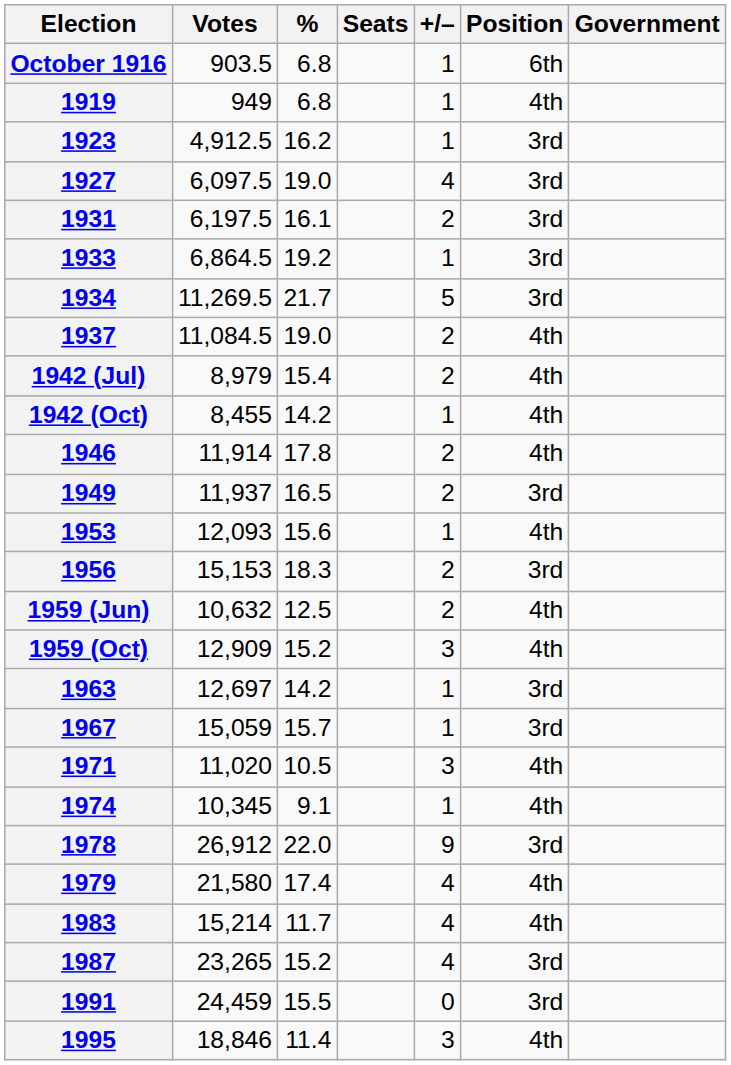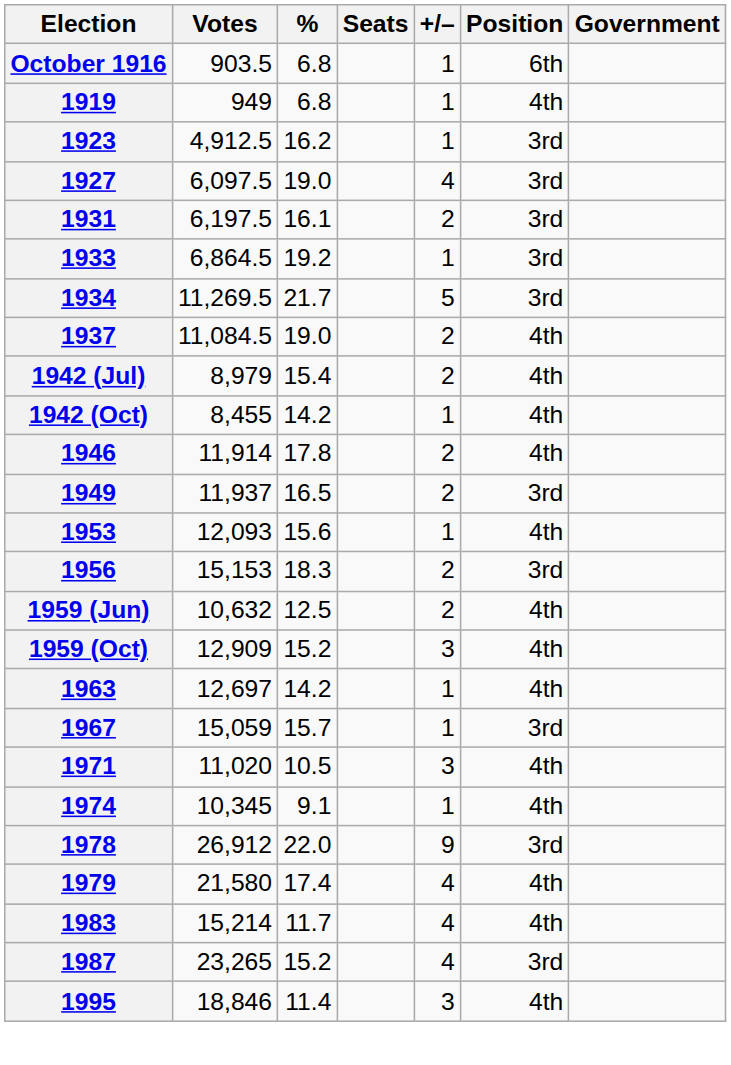(546, 688) 3rd -> (546, 688) 4th
- row: (89, 1000)
